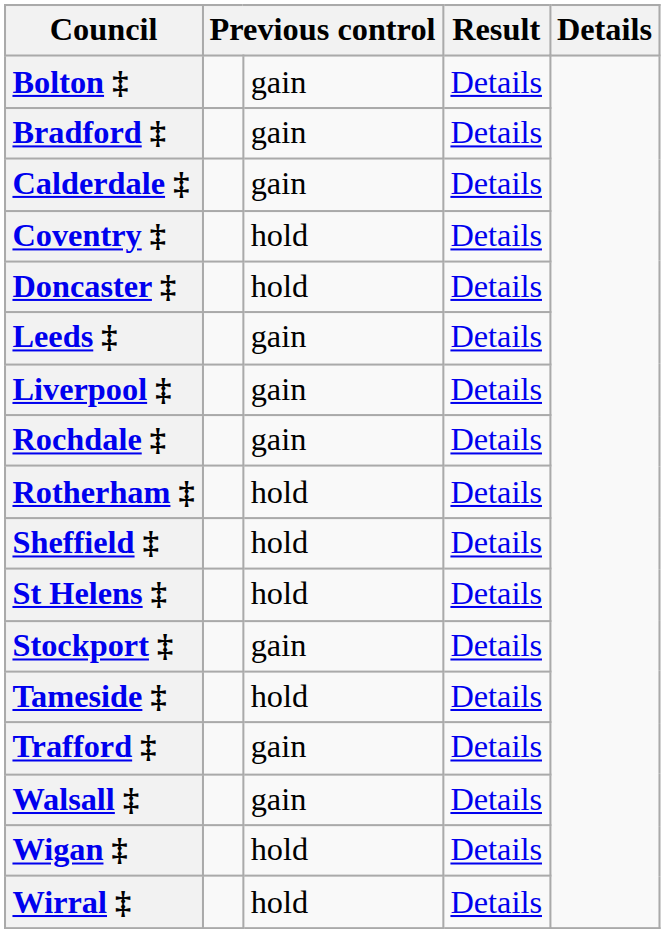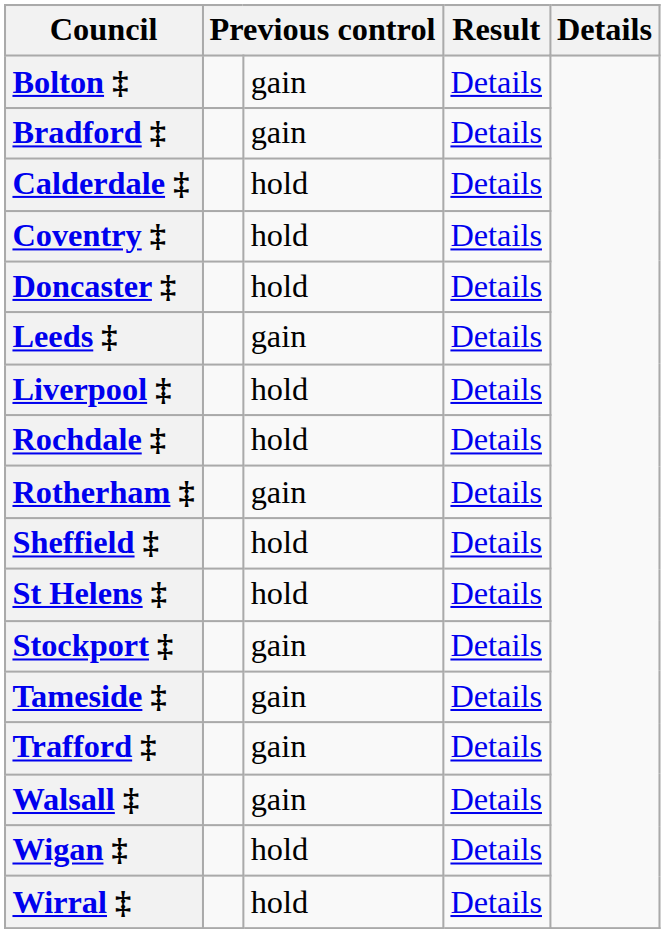(279, 183) gain -> (279, 183) hold
(279, 388) gain -> (279, 388) hold
(279, 440) gain -> (279, 440) hold
(279, 491) hold -> (279, 491) gain
(279, 696) hold -> (279, 696) gain
